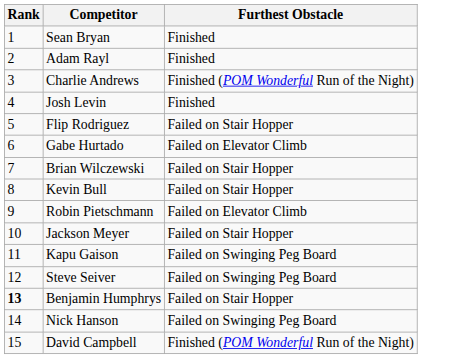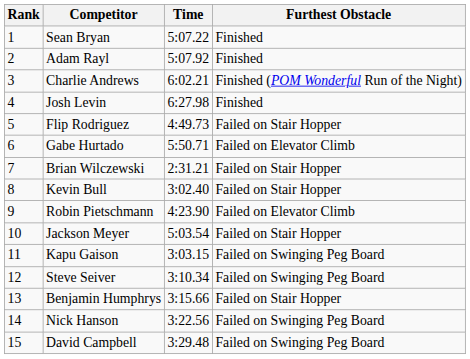+ column: (188, 15)
(14, 299) bold -> (14, 299) normal
(291, 342) Finished (POM Wonderful Run of the Night) -> (300, 342) Failed on Swinging Peg Board
